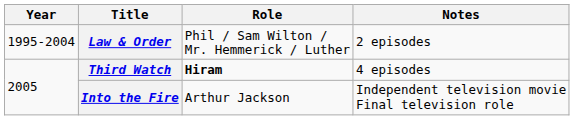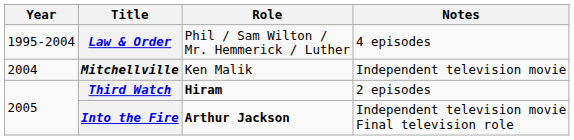(393, 42) 2 episodes -> (393, 42) 4 episodes
+ row: (130, 70)
(393, 70) 4 episodes -> (393, 90) 2 episodes
(237, 97) normal -> (237, 118) bold
